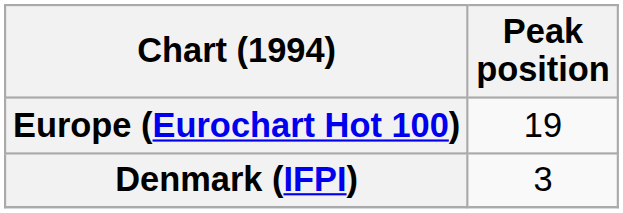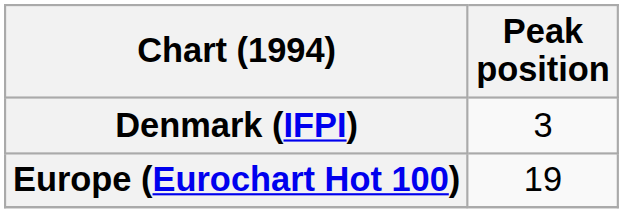rows swapped: (237, 179) <-> (237, 125)
